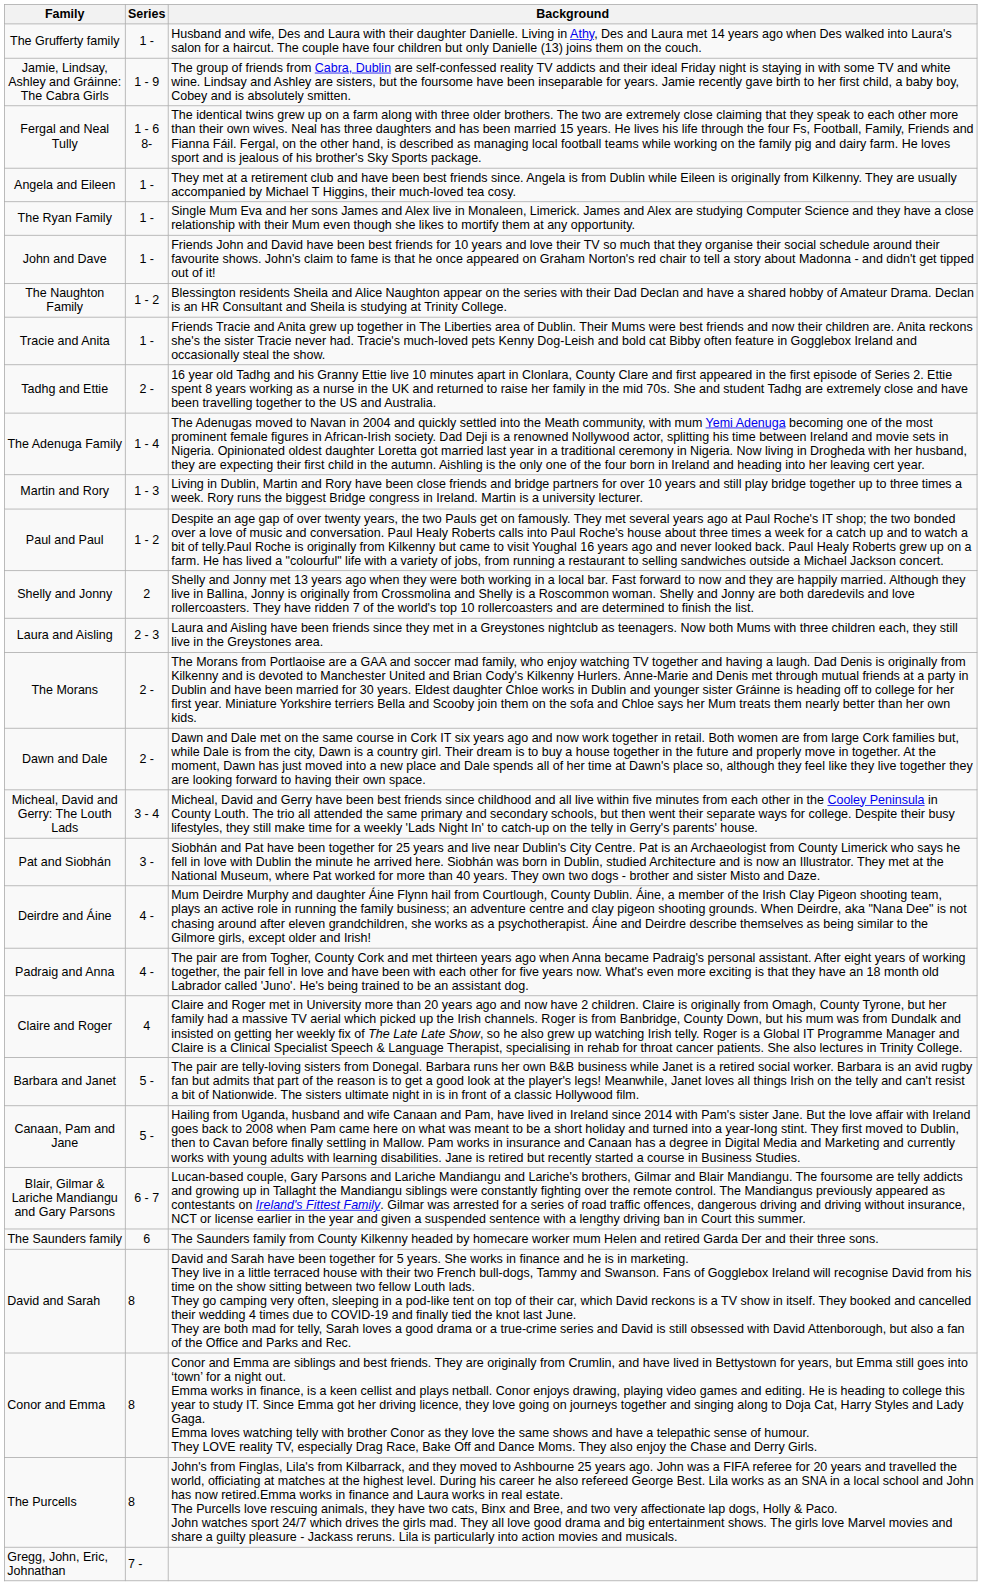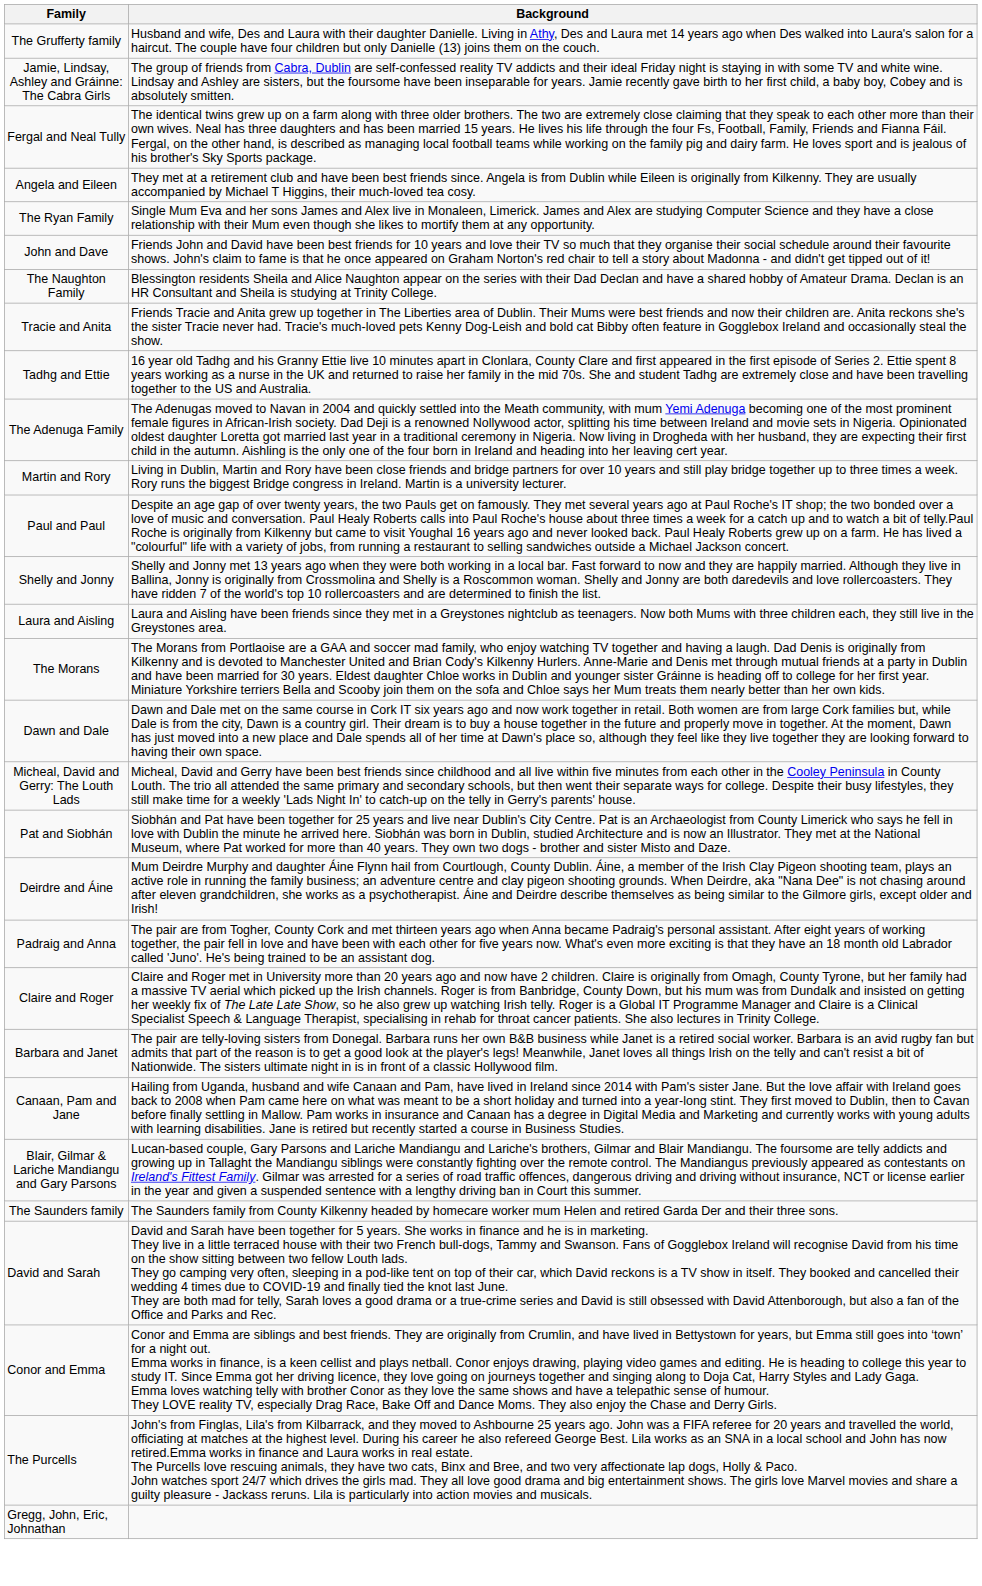- column: (147, 14)
